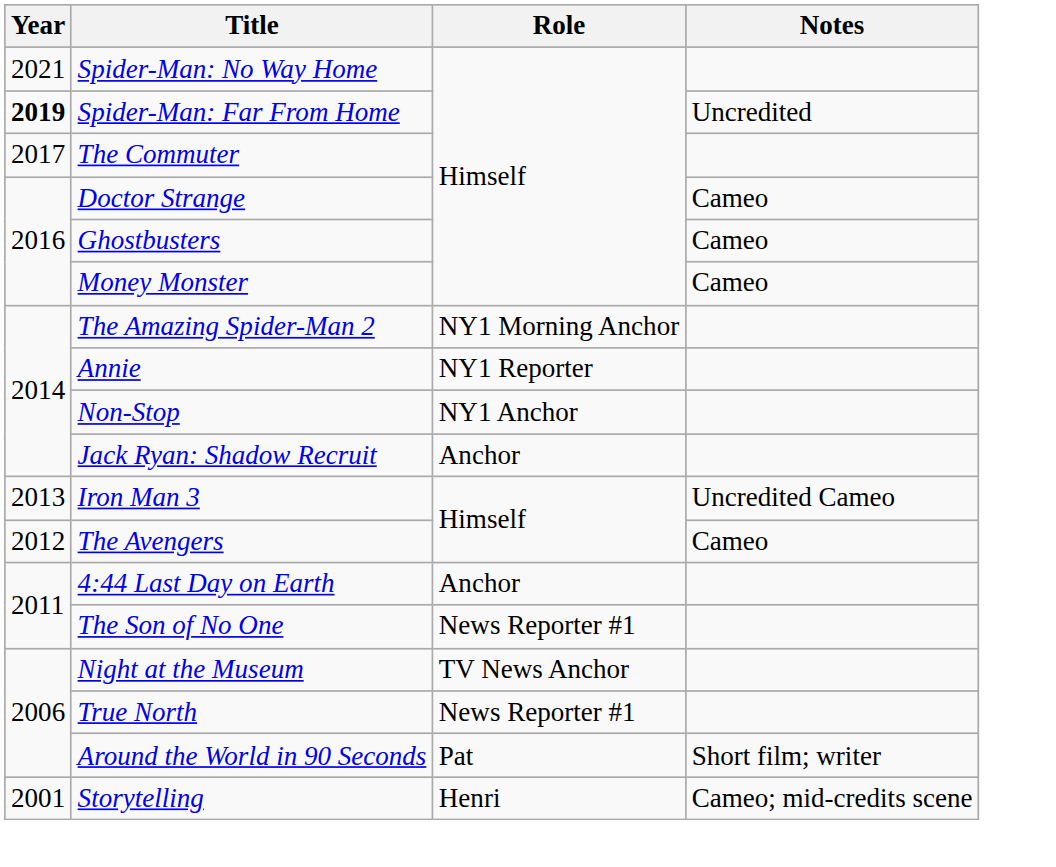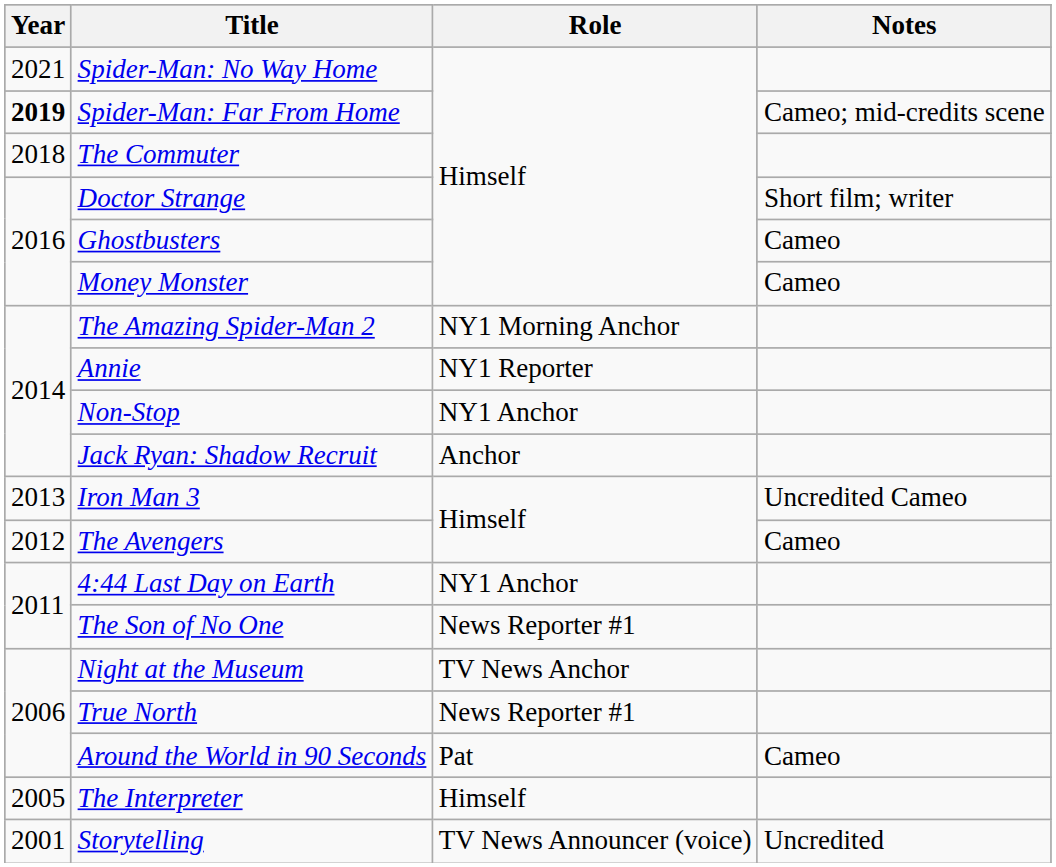(752, 111) Uncredited -> (904, 111) Cameo; mid-credits scene
(38, 154) 2017 -> (38, 154) 2018
(730, 197) Cameo -> (859, 197) Short film; writer
(479, 583) Anchor -> (508, 583) NY1 Anchor
(786, 754) Short film; writer -> (802, 754) Cameo
+ row: (160, 797)
(470, 797) Henri -> (595, 840) TV News Announcer (voice)
(832, 797) Cameo; mid-credits scene -> (824, 840) Uncredited
